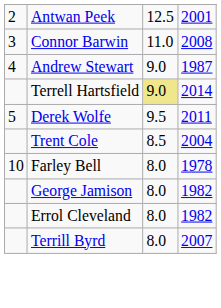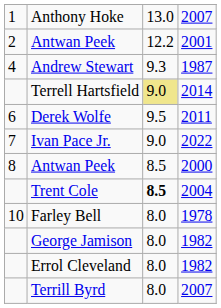+ row: (77, 16)
(160, 16) 12.5 -> (160, 41) 12.2
- row: (80, 41)
(156, 66) 9.0 -> (156, 66) 9.3
(12, 116) 5 -> (12, 116) 6
+ row: (71, 141)
+ row: (73, 166)
(156, 141) normal -> (156, 191) bold
